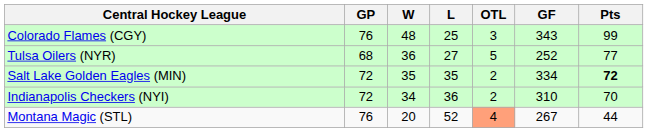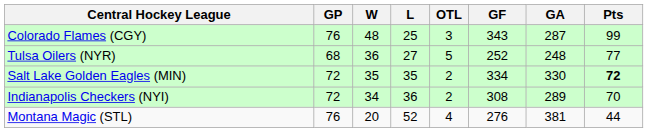+ column: (555, 14)
(547, 96) 310 -> (497, 96) 308
(493, 117) lightsalmon background -> (449, 117) no background
(547, 117) 267 -> (497, 117) 276
